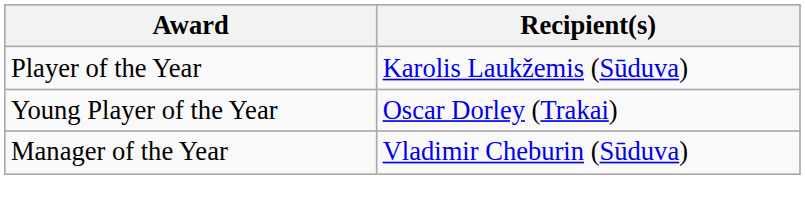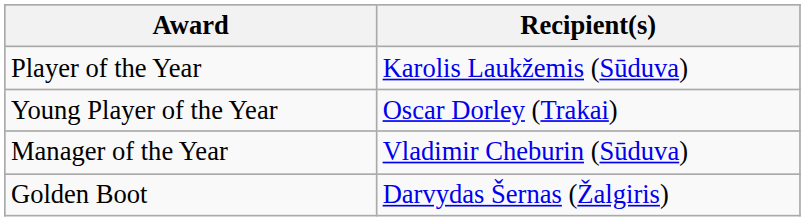+ row: (79, 194)
